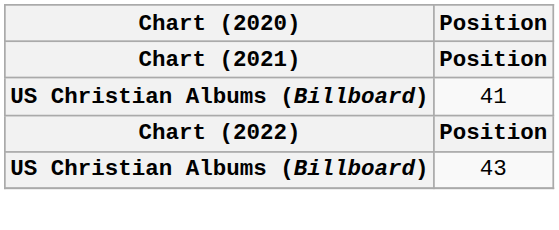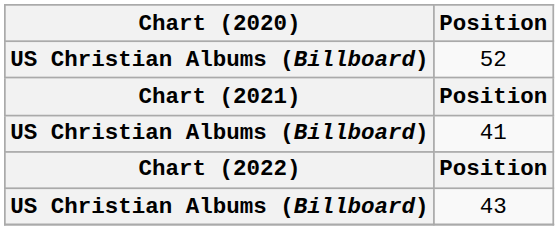+ row: (493, 60)
